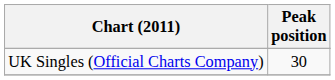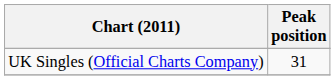(299, 61) 30 -> (299, 61) 31
